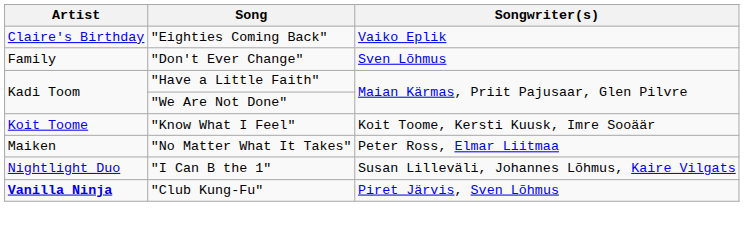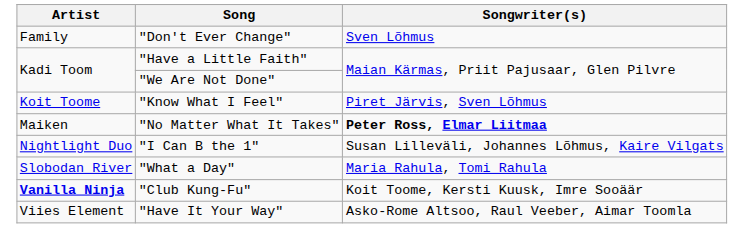- row: (239, 37)
(507, 125) Koit Toome, Kersti Kuusk, Imre Sooäär -> (446, 103) Piret Järvis, Sven Lõhmus
(458, 146) normal -> (446, 125) bold
+ row: (187, 168)
(459, 190) Piret Järvis, Sven Lõhmus -> (495, 190) Koit Toome, Kersti Kuusk, Imre Sooäär
+ row: (211, 212)
